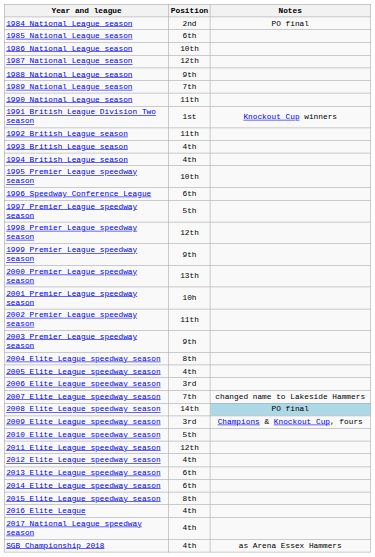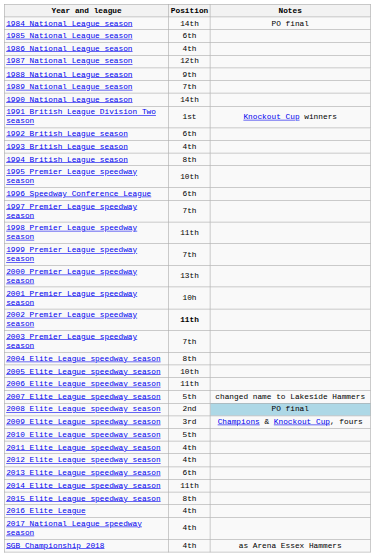(190, 23) 2nd -> (190, 23) 14th
(190, 49) 10th -> (190, 49) 4th
(190, 100) 11th -> (190, 100) 14th
(190, 134) 11th -> (190, 134) 6th
(190, 159) 4th -> (190, 159) 8th
(190, 211) 5th -> (190, 211) 7th
(190, 233) 12th -> (190, 233) 11th
(190, 255) 9th -> (190, 255) 7th
(190, 320) normal -> (190, 320) bold
(190, 341) 9th -> (190, 341) 7th
(190, 371) 4th -> (190, 371) 10th
(190, 384) 3rd -> (190, 384) 11th
(190, 397) 7th -> (190, 397) 5th
(190, 409) 14th -> (190, 409) 2nd
(190, 448) 12th -> (190, 448) 4th
(190, 486) 6th -> (190, 486) 11th
